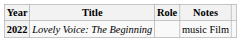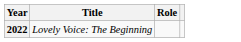- column: (206, 12)
